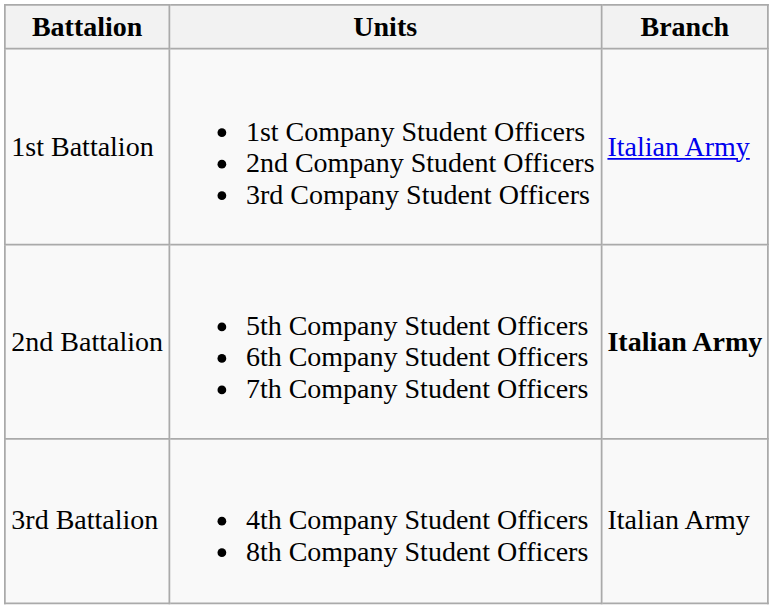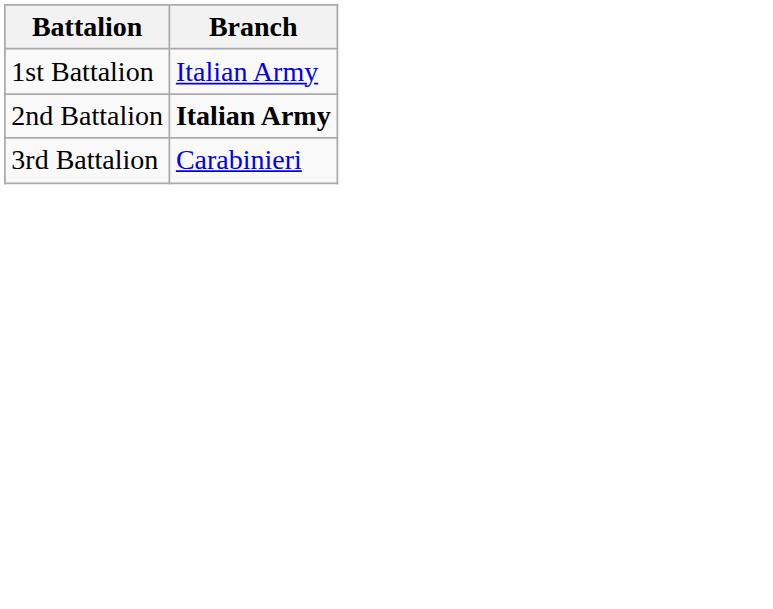- column: (385, 26)
(679, 520) Italian Army -> (239, 159) Carabinieri
